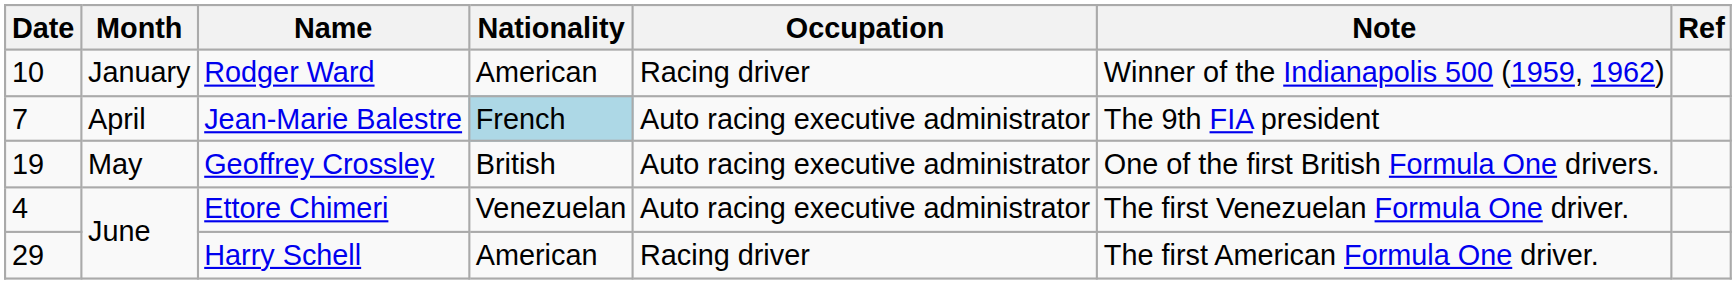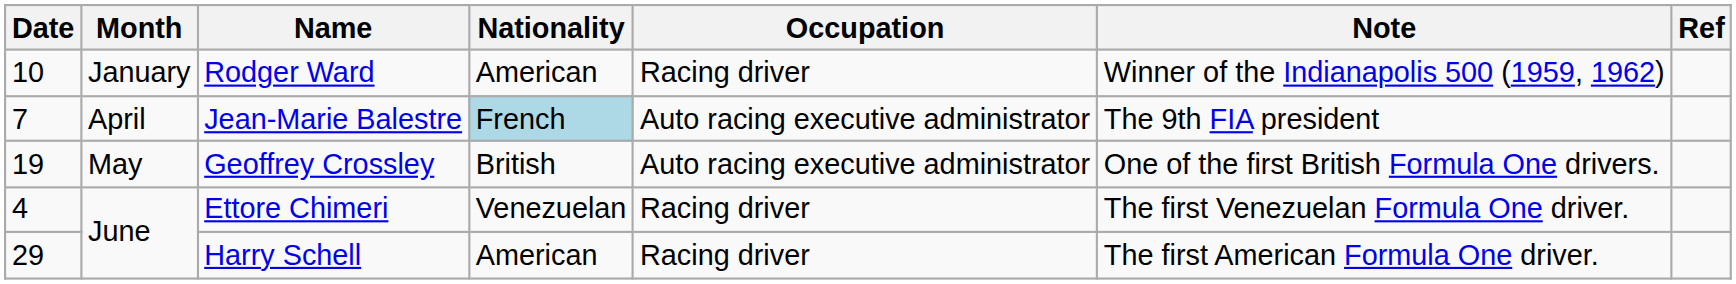(865, 209) Auto racing executive administrator -> (725, 209) Racing driver
